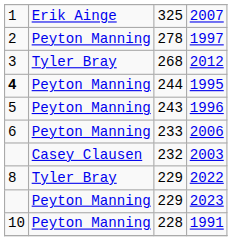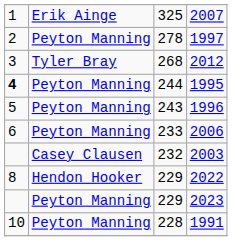(74, 178) Tyler Bray -> (87, 178) Hendon Hooker
